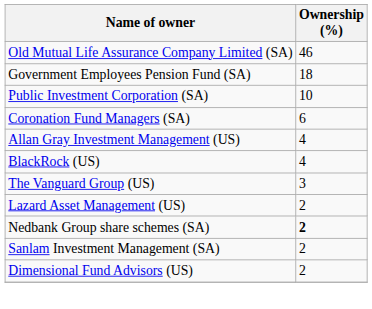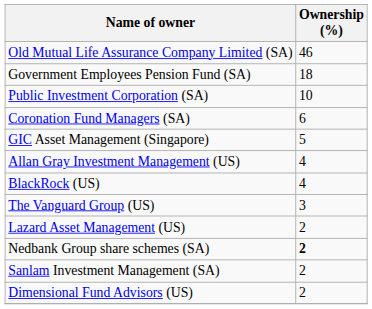+ row: (109, 140)
